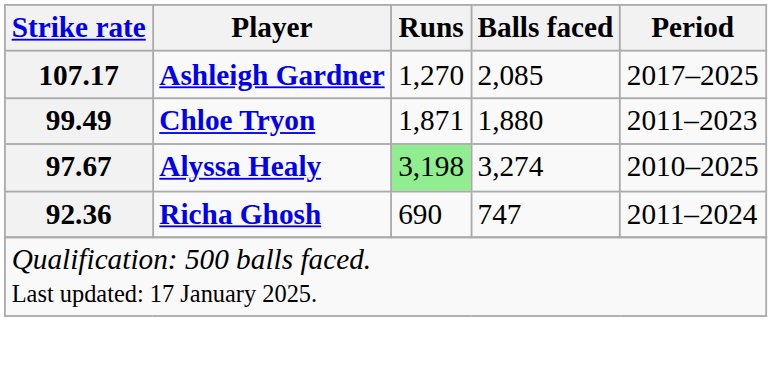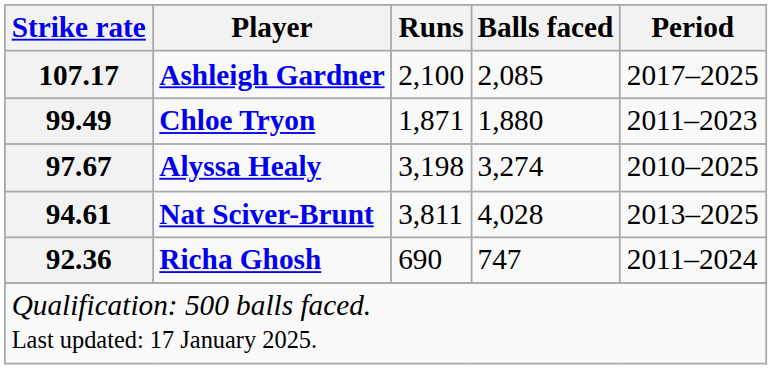(431, 74) 1,270 -> (431, 74) 2,100
(431, 167) lightgreen background -> (431, 167) no background
+ row: (267, 213)
